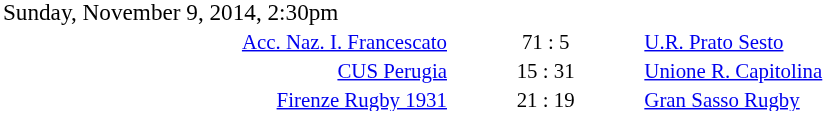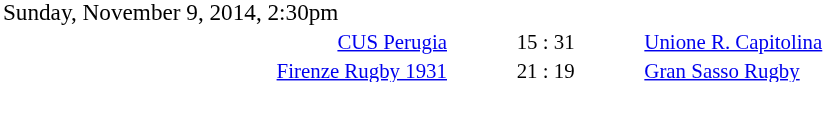- row: (344, 41)
